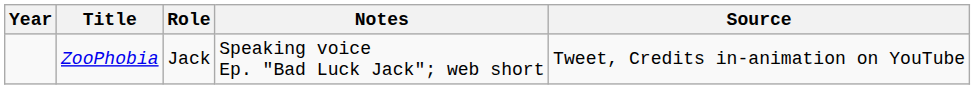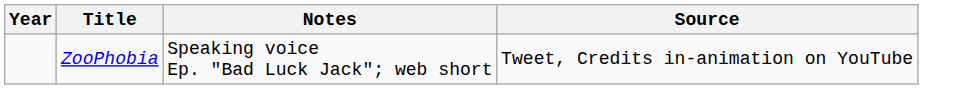- column: (189, 19)
